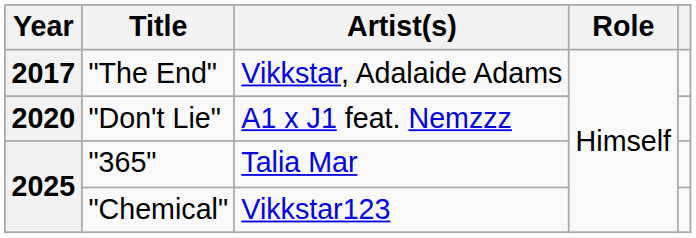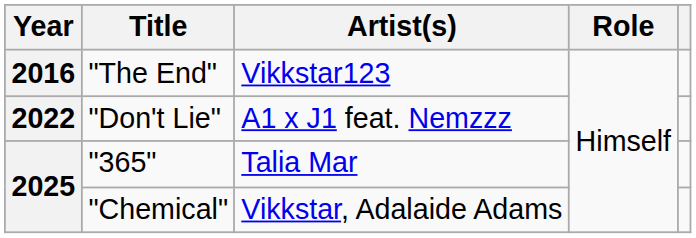(43, 72) 2017 -> (43, 72) 2016
(402, 72) Vikkstar, Adalaide Adams -> (316, 72) Vikkstar123
(43, 118) 2020 -> (43, 118) 2022
(316, 208) Vikkstar123 -> (402, 208) Vikkstar, Adalaide Adams
